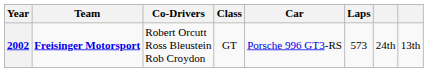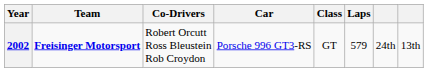columns swapped: (295, 14) <-> (229, 14)
(359, 45) 573 -> (359, 45) 579
